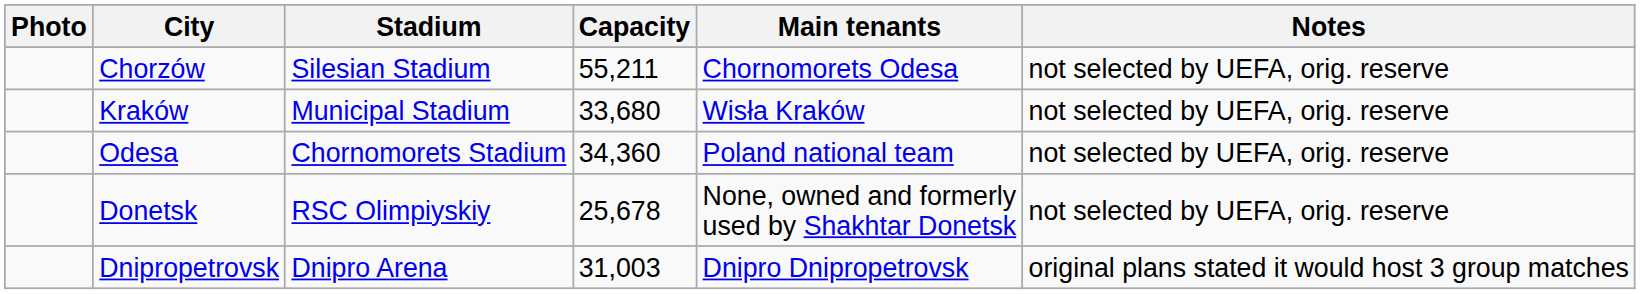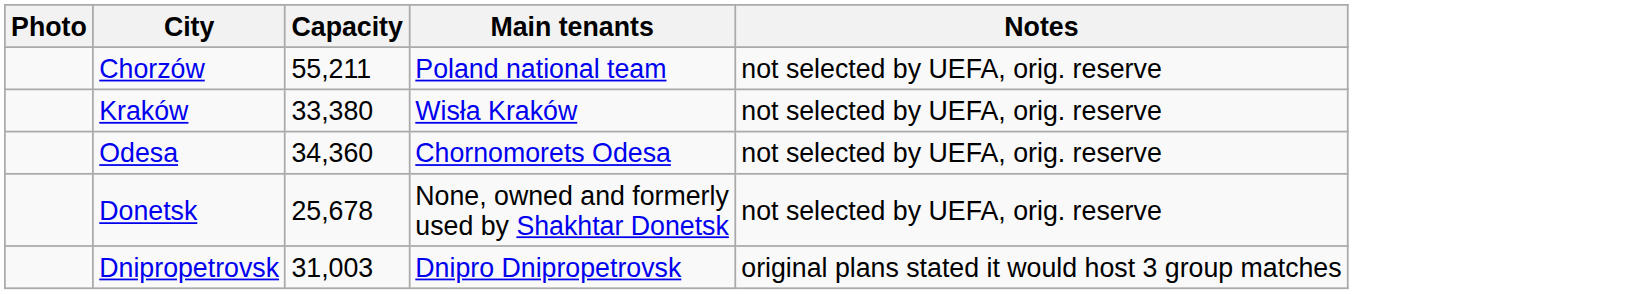- column: (429, 26)
(830, 69) Chornomorets Odesa -> (541, 69) Poland national team
(620, 111) 33,680 -> (332, 111) 33,380
(828, 153) Poland national team -> (543, 153) Chornomorets Odesa
